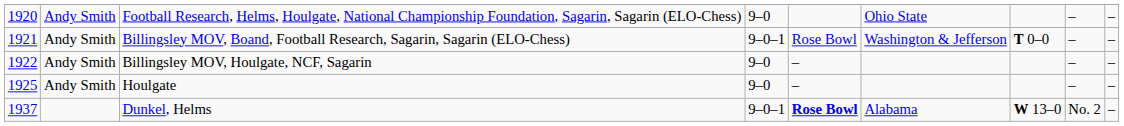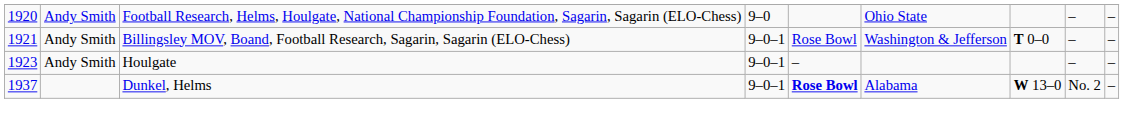- row: (247, 62)
(23, 86) 1925 -> (23, 62) 1923
(759, 86) 9–0 -> (767, 62) 9–0–1
